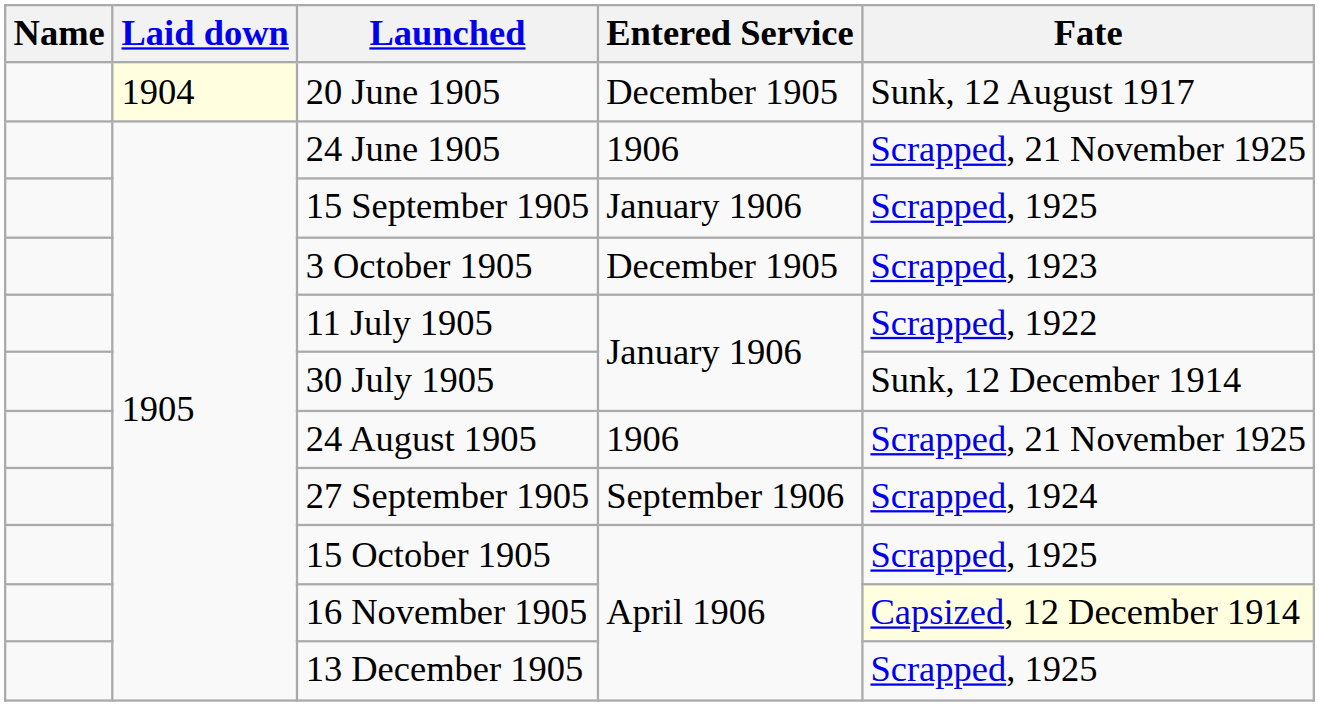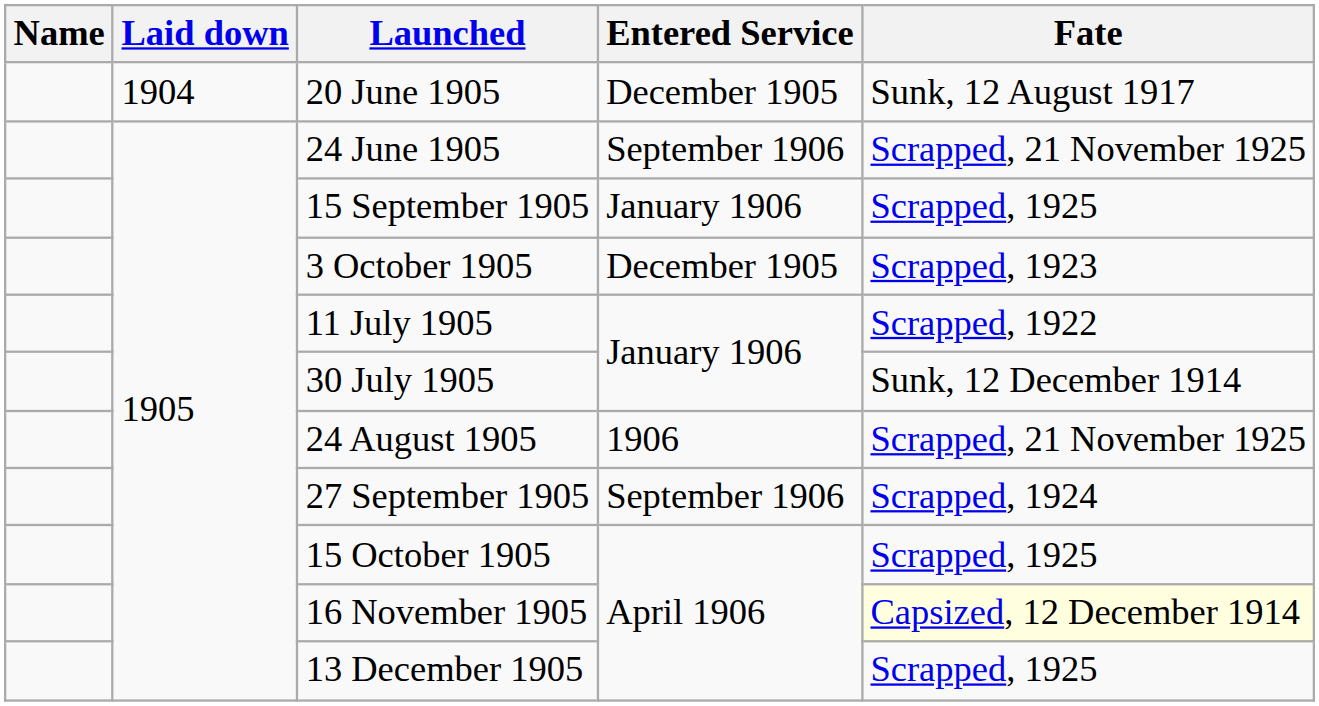(158, 91) lightyellow background -> (158, 91) no background
(643, 149) 1906 -> (725, 149) September 1906
